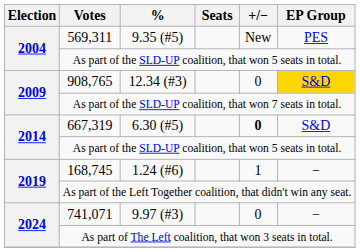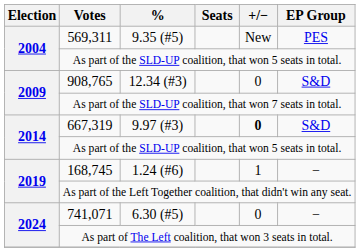(316, 81) gold background -> (316, 81) no background
(158, 125) 6.30 (#5) -> (158, 125) 9.97 (#3)
(158, 214) 9.97 (#3) -> (158, 214) 6.30 (#5)
